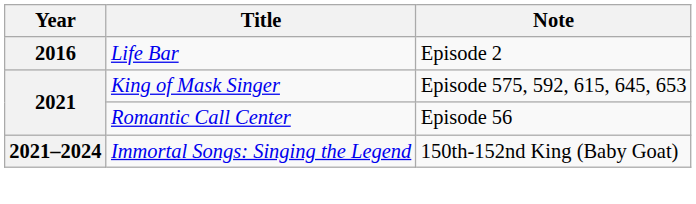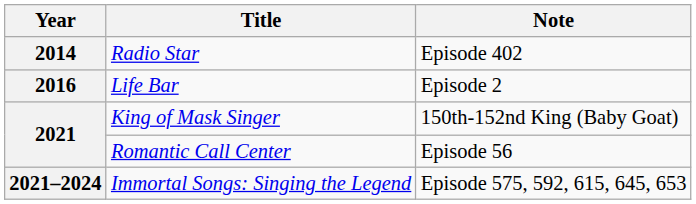+ row: (155, 53)
(554, 85) Episode 575, 592, 615, 645, 653 -> (550, 118) 150th-152nd King (Baby Goat)
(550, 150) 150th-152nd King (Baby Goat) -> (554, 183) Episode 575, 592, 615, 645, 653
